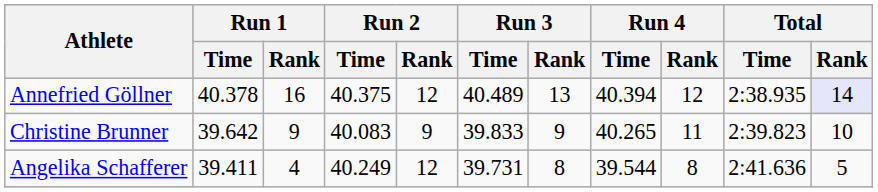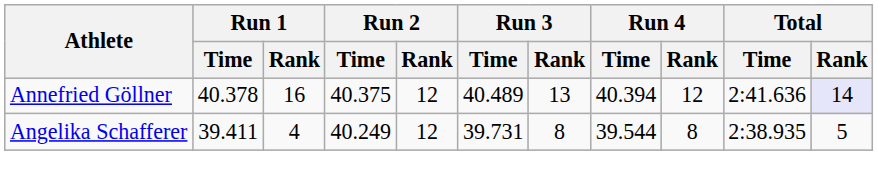(767, 95) 2:38.935 -> (767, 95) 2:41.636
- row: (89, 132)
(767, 168) 2:41.636 -> (767, 132) 2:38.935
